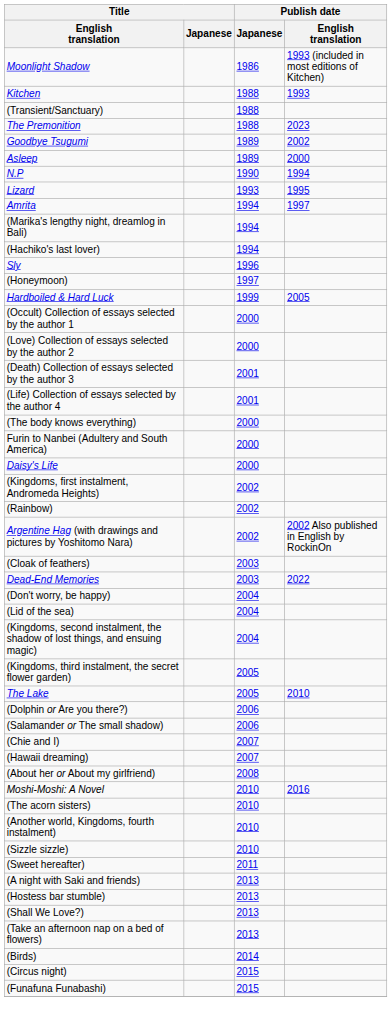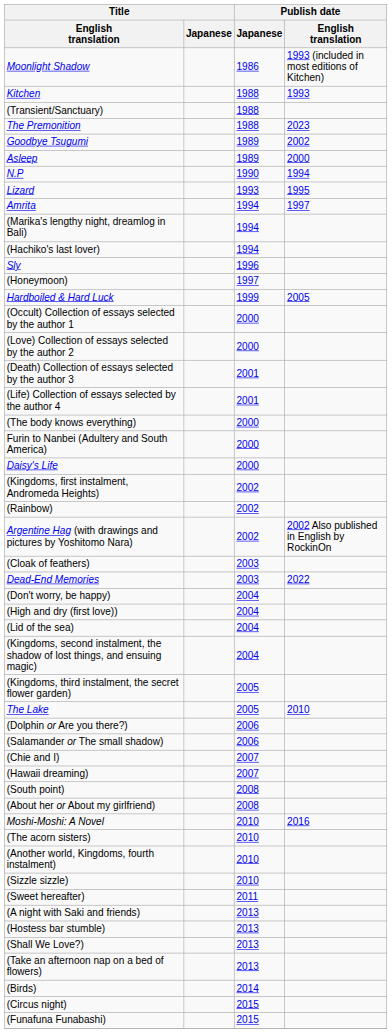+ row: (62, 612)
+ row: (35, 790)
